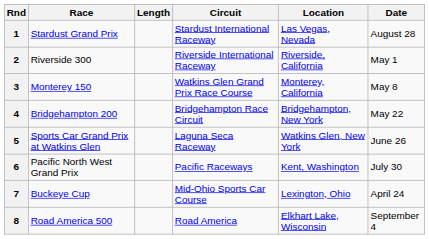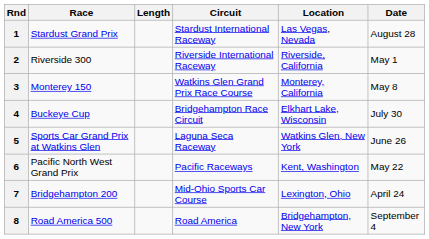(74, 114) Bridgehampton 200 -> (60, 114) Buckeye Cup
(316, 114) Bridgehampton, New York -> (310, 114) Elkhart Lake, Wisconsin
(387, 114) May 22 -> (386, 114) July 30
(386, 167) July 30 -> (387, 167) May 22
(60, 194) Buckeye Cup -> (74, 194) Bridgehampton 200
(310, 221) Elkhart Lake, Wisconsin -> (316, 221) Bridgehampton, New York
